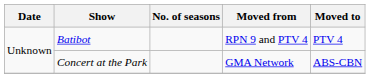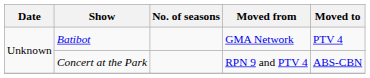(266, 39) RPN 9 and PTV 4 -> (259, 39) GMA Network
(259, 62) GMA Network -> (266, 62) RPN 9 and PTV 4
